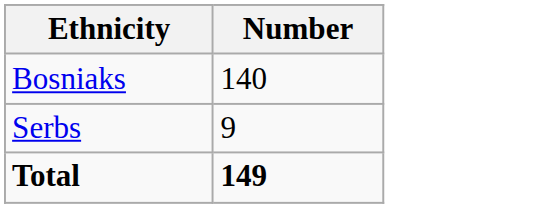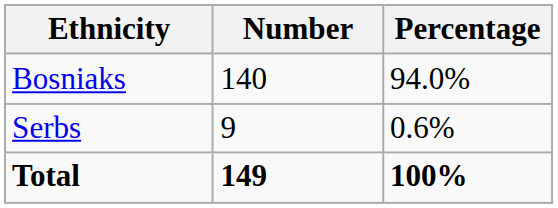+ column: (468, 29)
